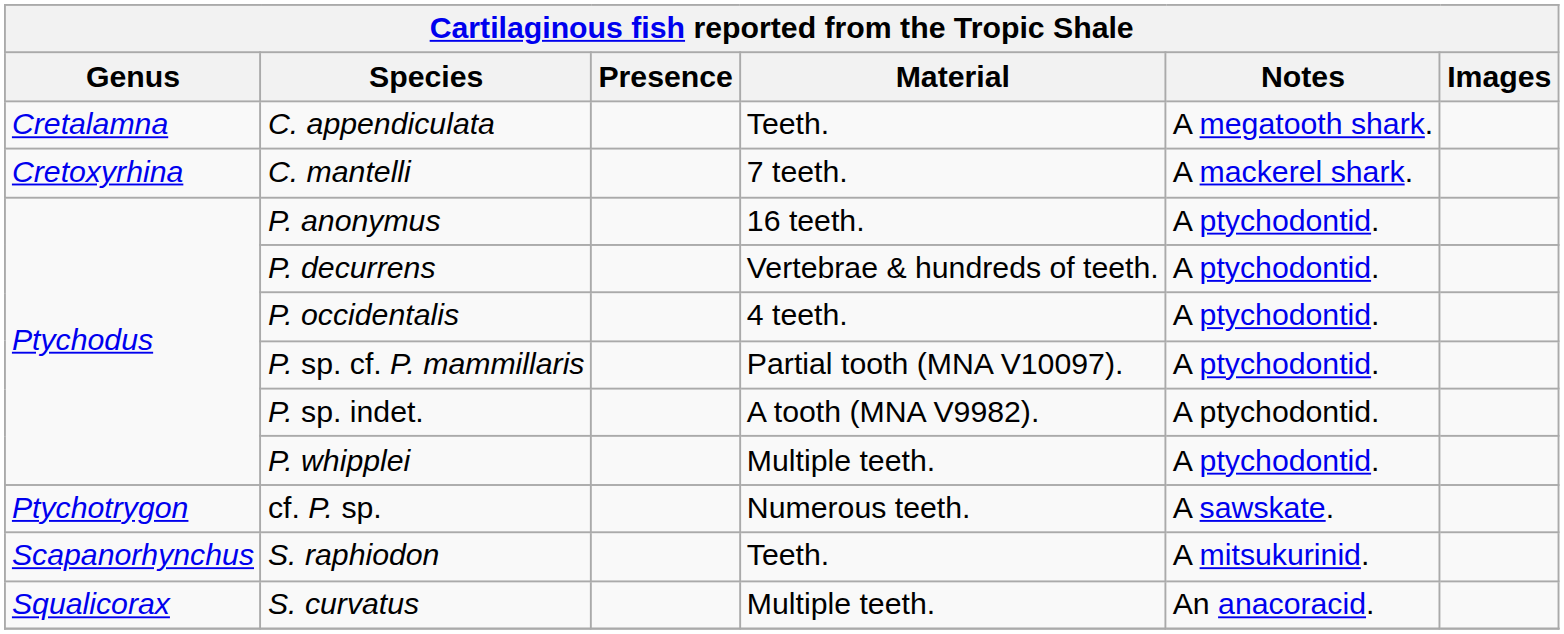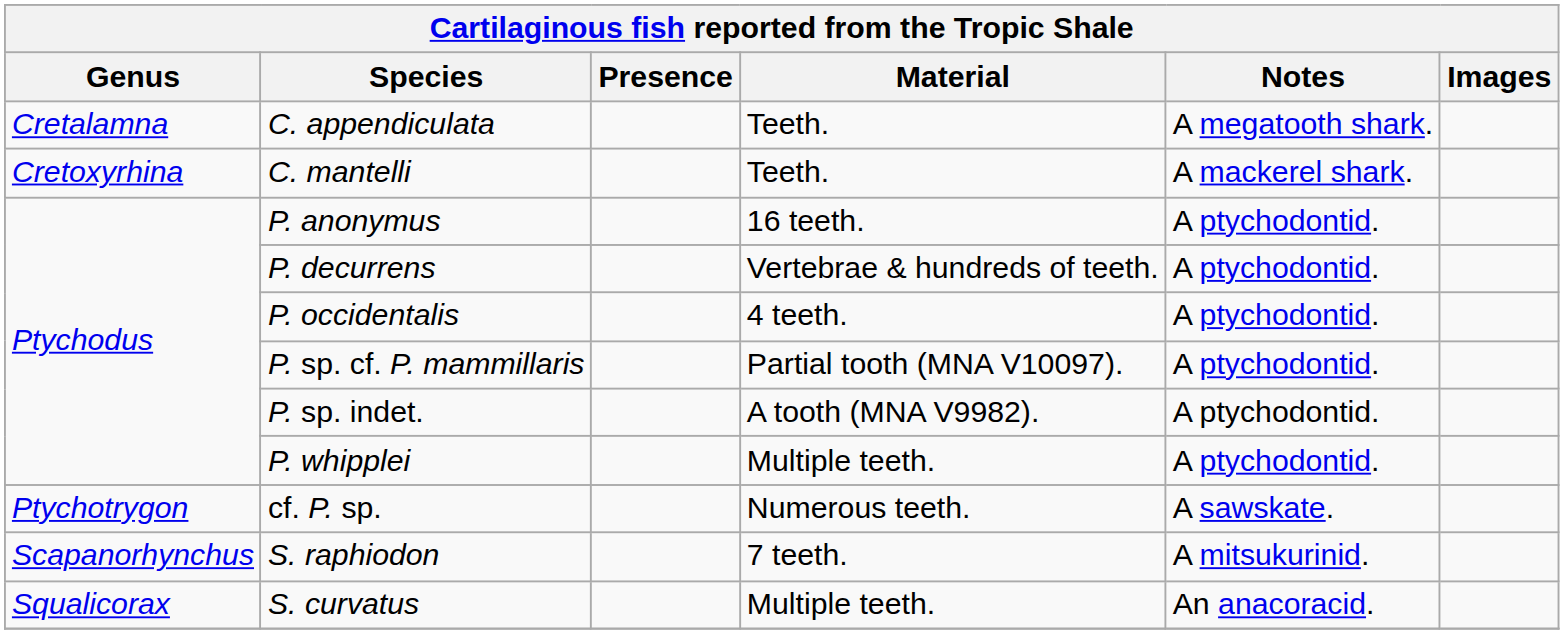(797, 172) 7 teeth. -> (788, 172) Teeth.
(788, 556) Teeth. -> (797, 556) 7 teeth.
